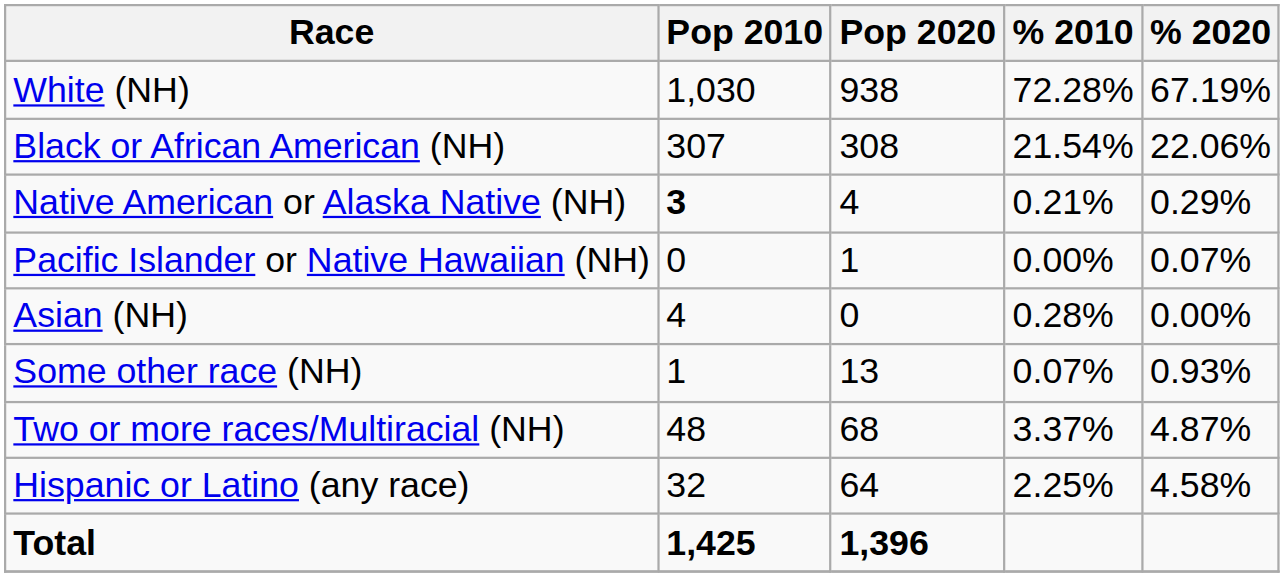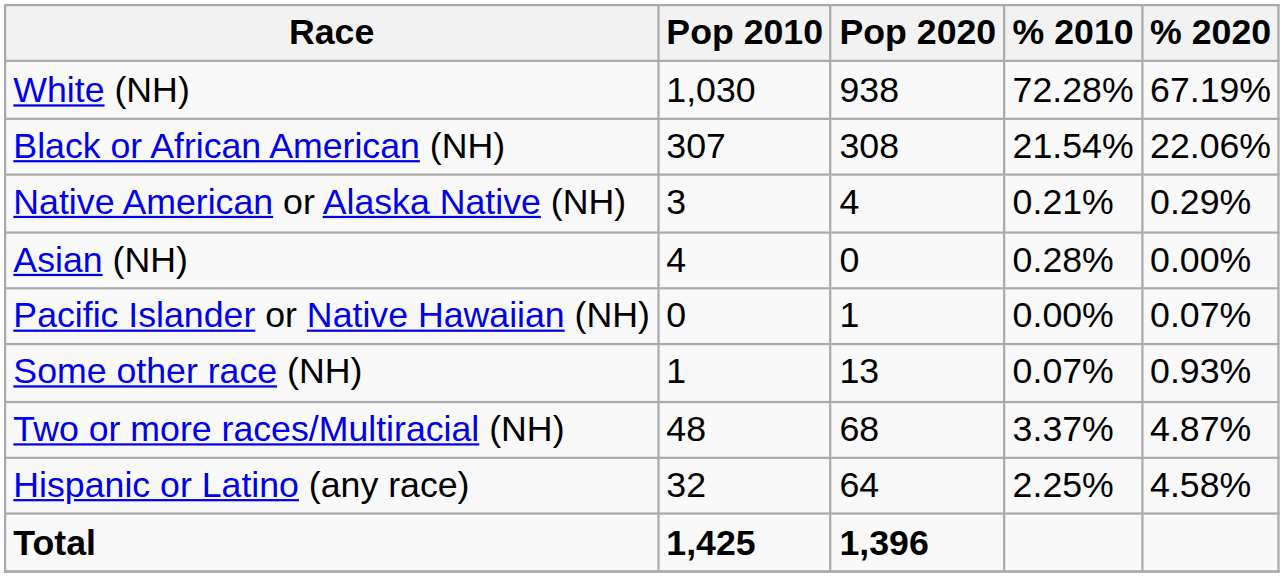(676, 202) bold -> (676, 202) normal
rows swapped: (101, 315) <-> (332, 259)
